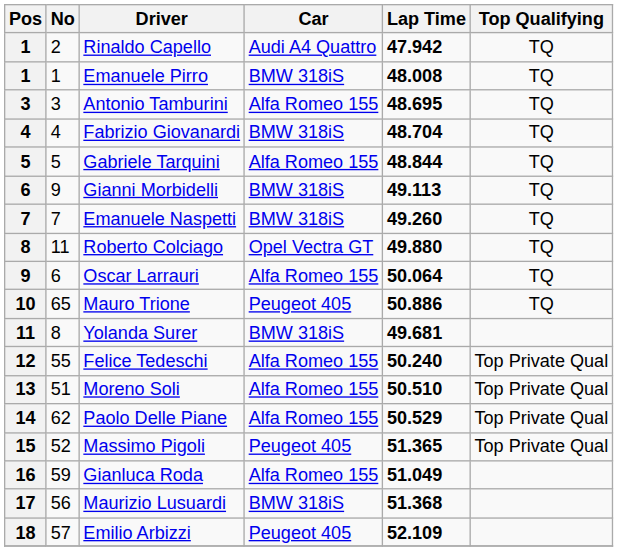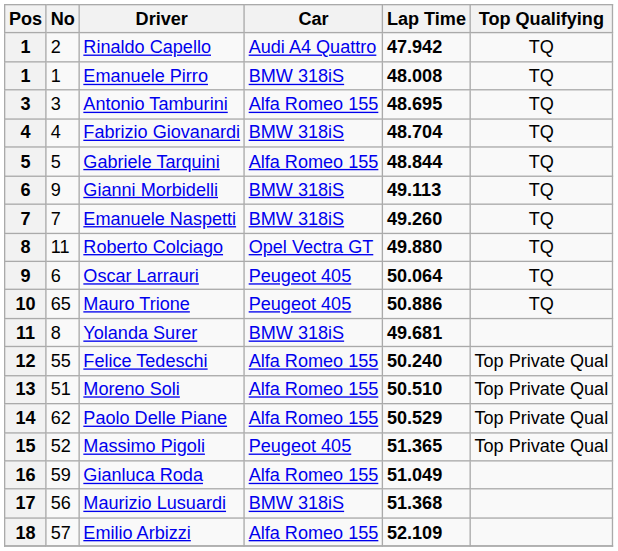(314, 275) Alfa Romeo 155 -> (300, 275) Peugeot 405
(300, 532) Peugeot 405 -> (314, 532) Alfa Romeo 155
